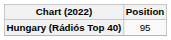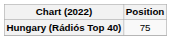(145, 27) 95 -> (145, 27) 75
